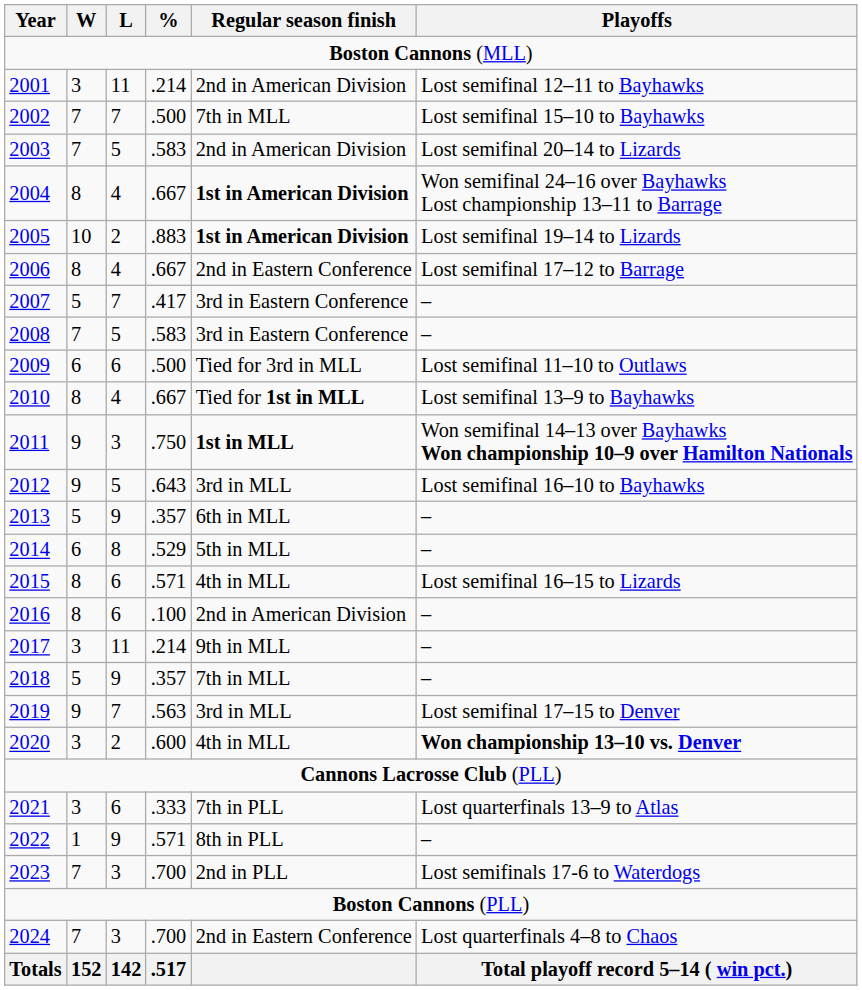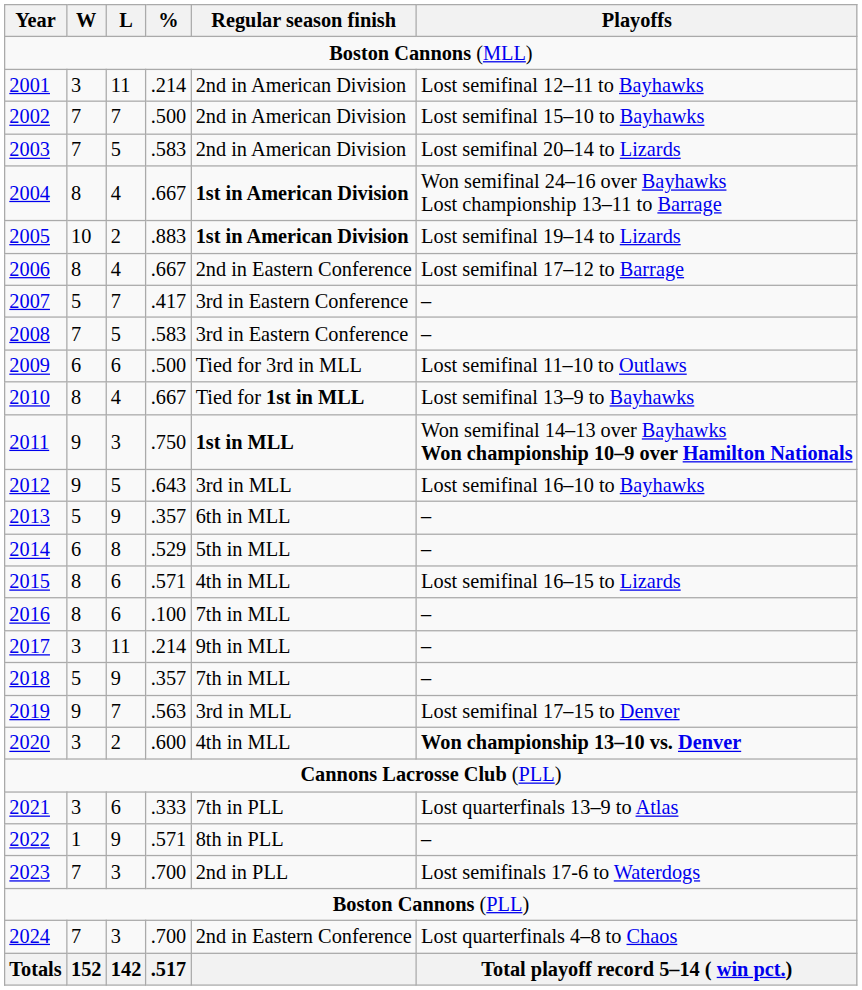(243, 117) 7th in MLL -> (301, 117) 2nd in American Division
(301, 614) 2nd in American Division -> (243, 614) 7th in MLL
